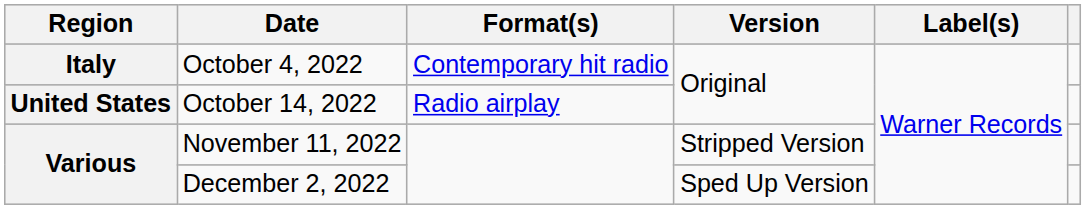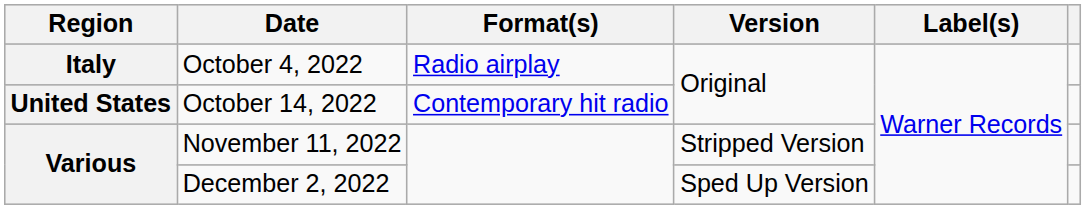(541, 64) Contemporary hit radio -> (486, 64) Radio airplay
(486, 104) Radio airplay -> (541, 104) Contemporary hit radio
